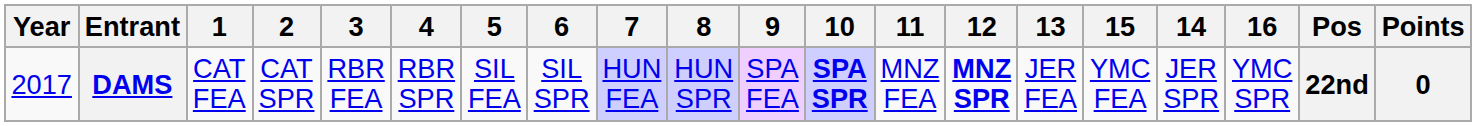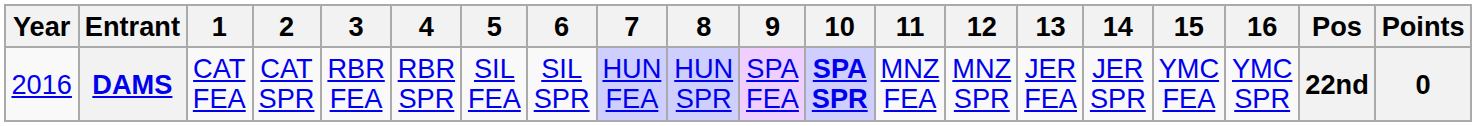columns swapped: (1191, 26) <-> (1120, 26)
(42, 84) 2017 -> (42, 84) 2016
(982, 84) bold -> (982, 84) normal
